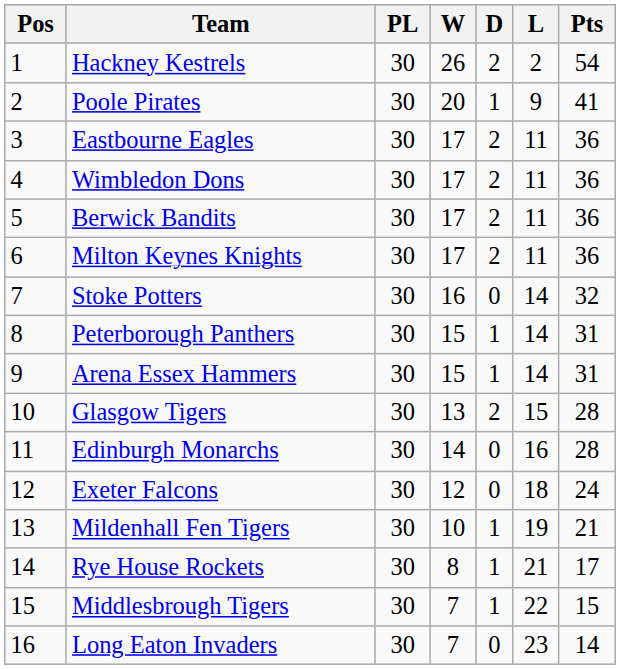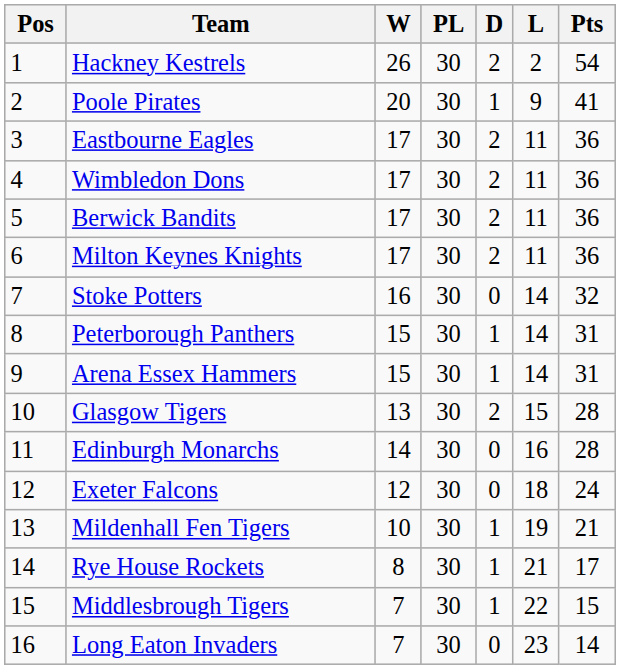columns swapped: (403, 23) <-> (453, 23)
